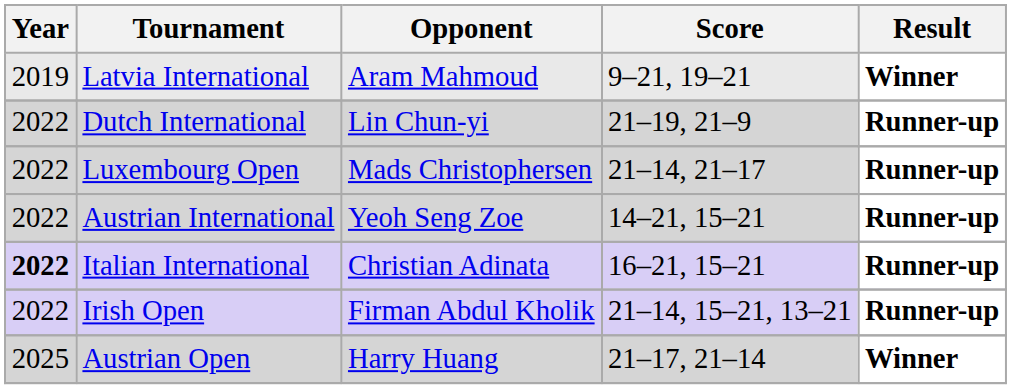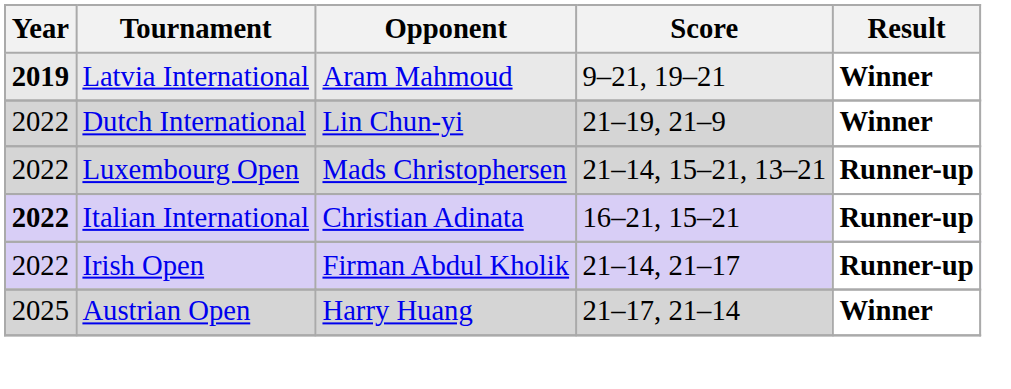(40, 75) normal -> (40, 75) bold
(932, 123) Runner-up -> (886, 123) Winner
(687, 170) 21–14, 21–17 -> (704, 170) 21–14, 15–21, 13–21
- row: (208, 217)
(730, 312) 21–14, 15–21, 13–21 -> (661, 264) 21–14, 21–17
